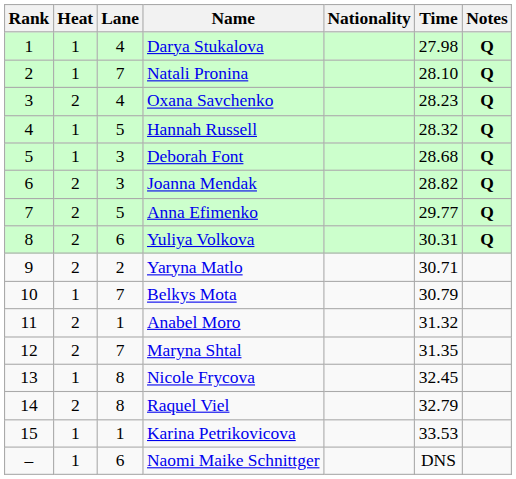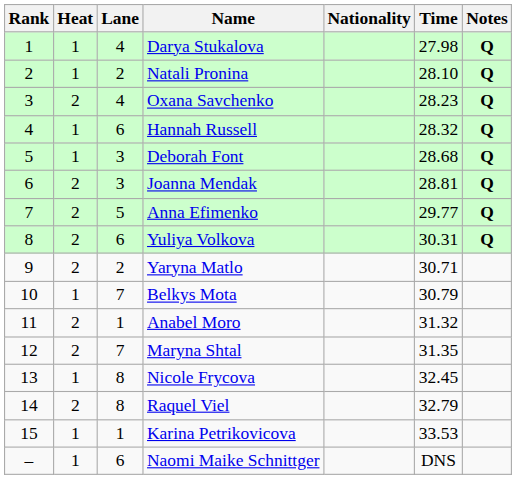(120, 73) 7 -> (120, 73) 2
(120, 128) 5 -> (120, 128) 6
(438, 184) 28.82 -> (438, 184) 28.81
